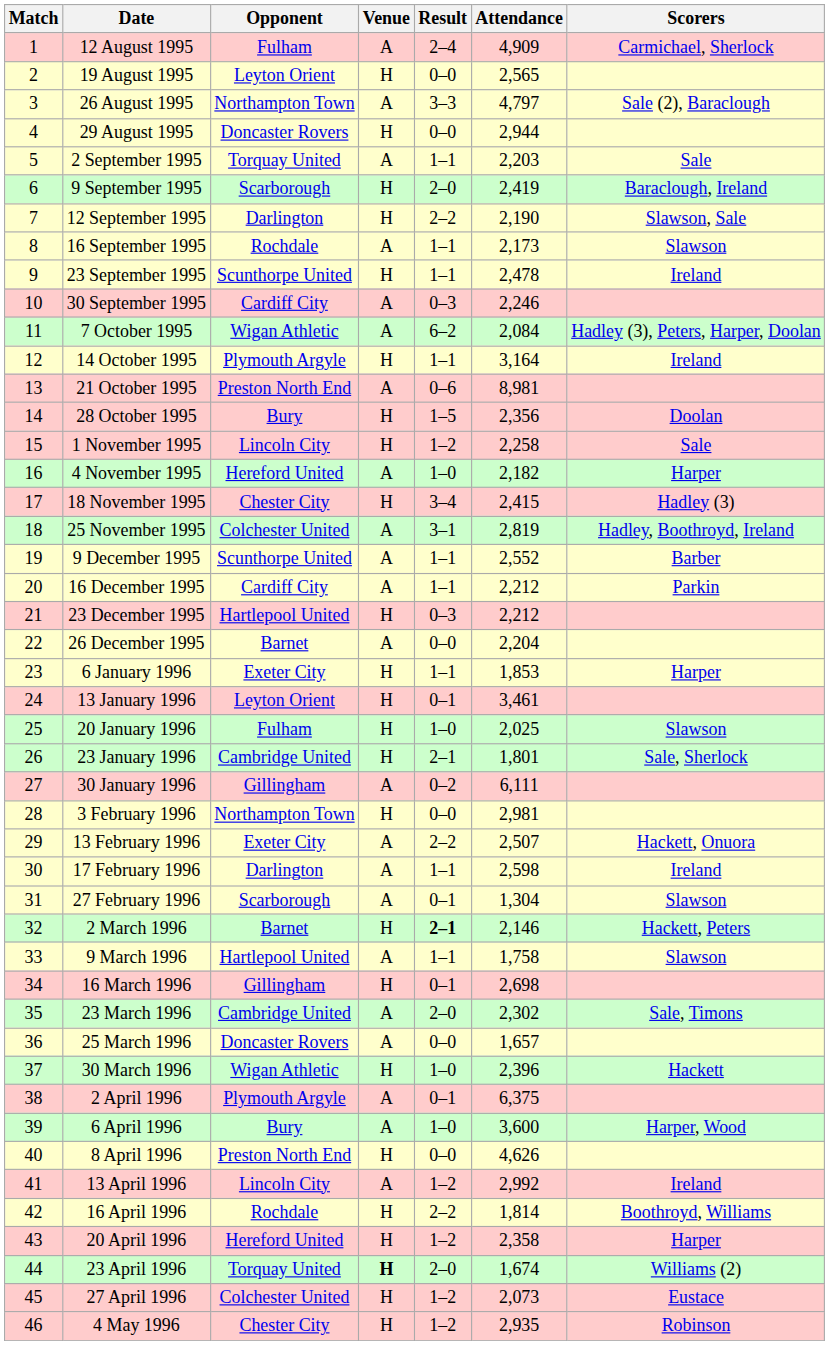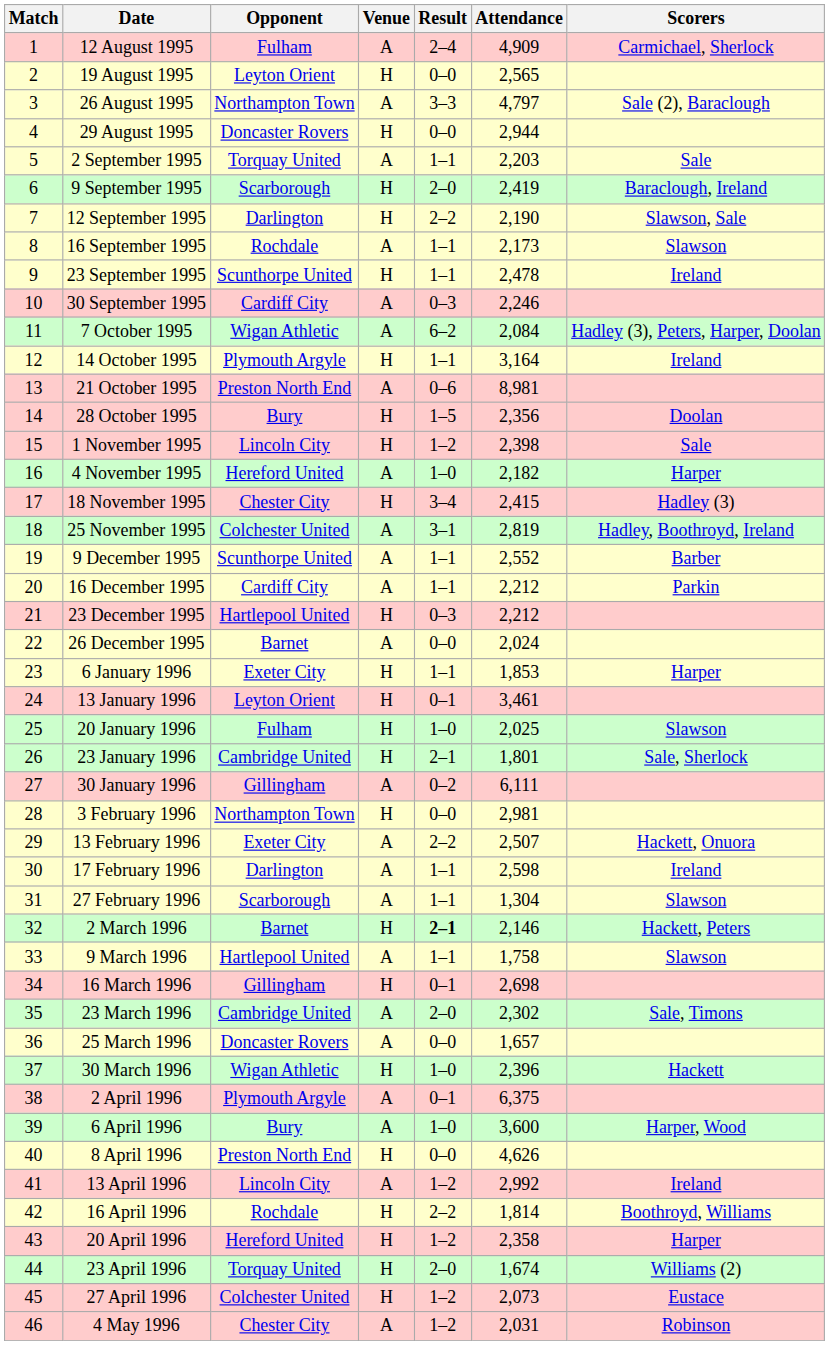(519, 445) 2,258 -> (519, 445) 2,398
(519, 643) 2,204 -> (519, 643) 2,024
(443, 899) 0–1 -> (443, 899) 1–1
(386, 1269) bold -> (386, 1269) normal
(386, 1326) H -> (386, 1326) A
(519, 1326) 2,935 -> (519, 1326) 2,031
